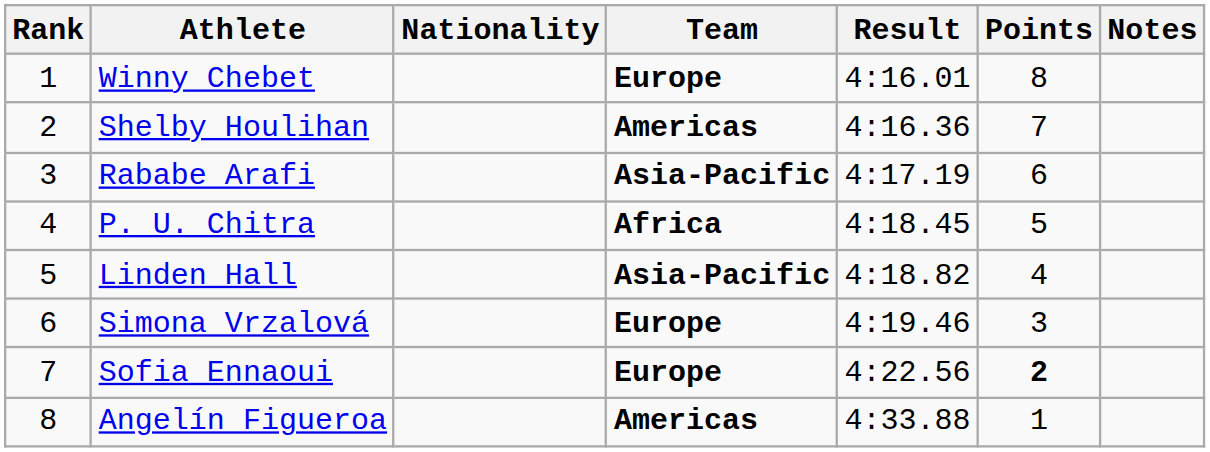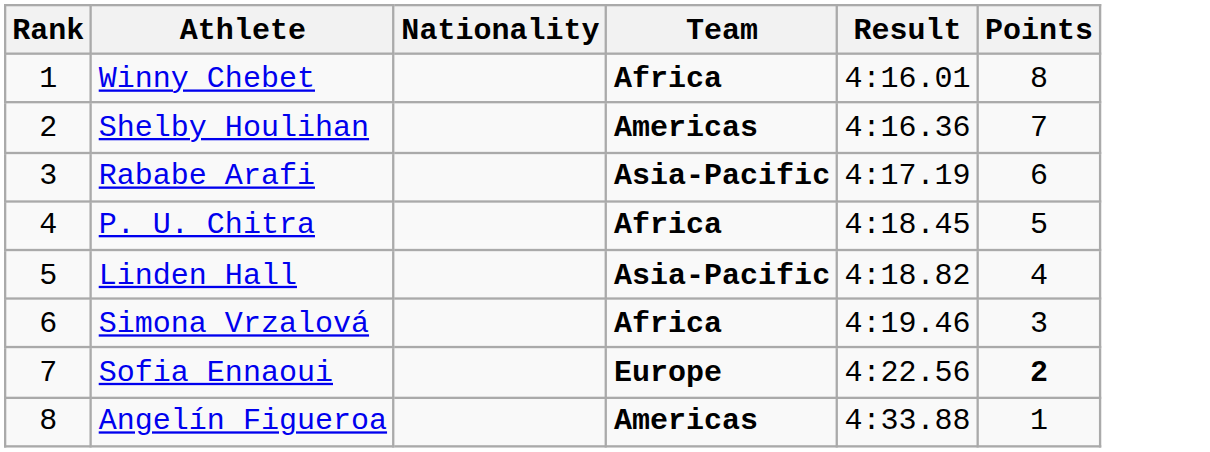- column: (1152, 30)
(668, 79) Europe -> (668, 79) Africa
(668, 323) Europe -> (668, 323) Africa
